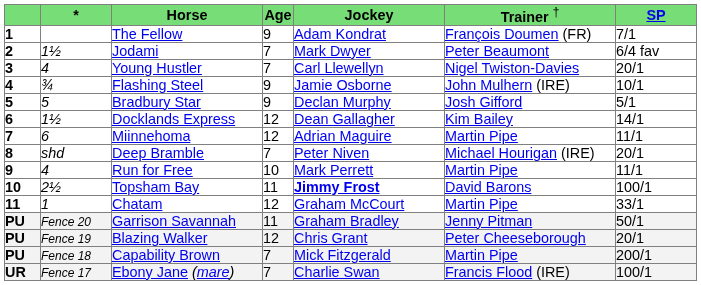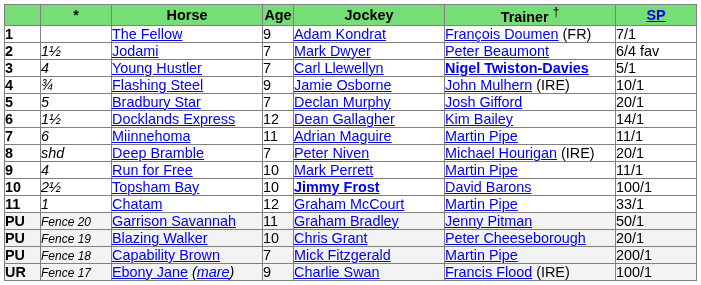(512, 68) normal -> (517, 68) bold
(630, 68) 20/1 -> (626, 68) 5/1
(267, 102) 9 -> (267, 102) 7
(626, 102) 5/1 -> (630, 102) 20/1
(271, 136) 12 -> (270, 136) 11
(270, 187) 11 -> (271, 187) 10
(271, 238) 12 -> (271, 238) 10
(267, 272) 7 -> (267, 272) 9
